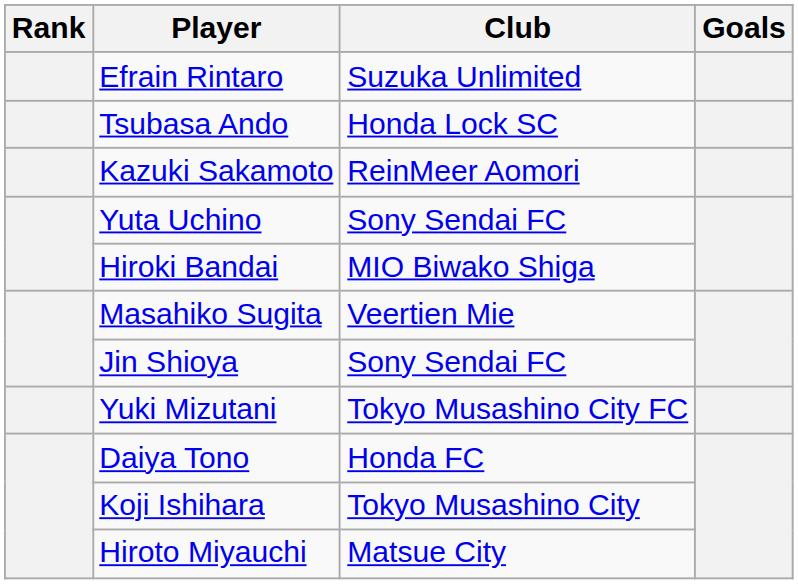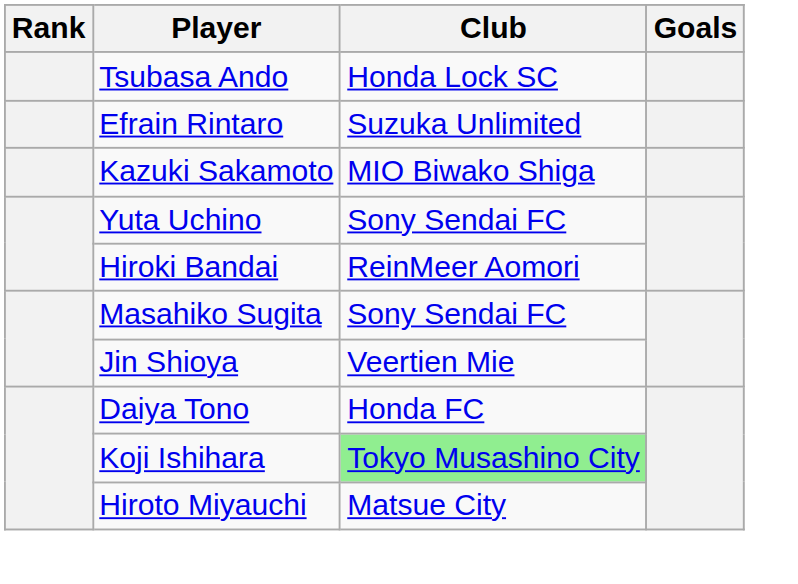rows swapped: (191, 76) <-> (194, 123)
(463, 171) ReinMeer Aomori -> (471, 171) MIO Biwako Shiga
(471, 266) MIO Biwako Shiga -> (463, 266) ReinMeer Aomori
(431, 314) Veertien Mie -> (457, 314) Sony Sendai FC
(457, 362) Sony Sendai FC -> (431, 362) Veertien Mie
- row: (188, 409)
(494, 505) no background -> (494, 457) lightgreen background
